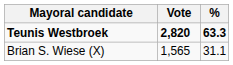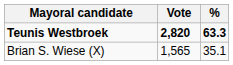(215, 51) 31.1 -> (215, 51) 35.1
